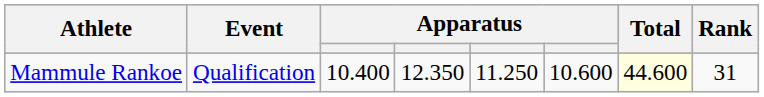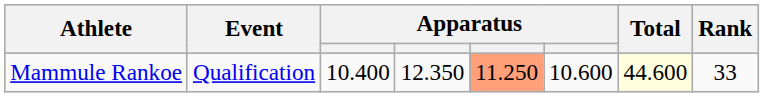(507, 72) no background -> (507, 72) lightsalmon background
(725, 72) 31 -> (725, 72) 33
